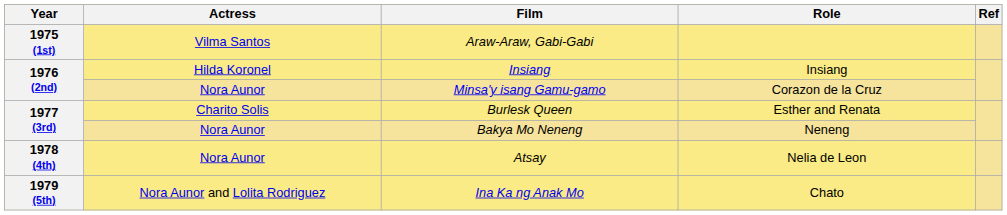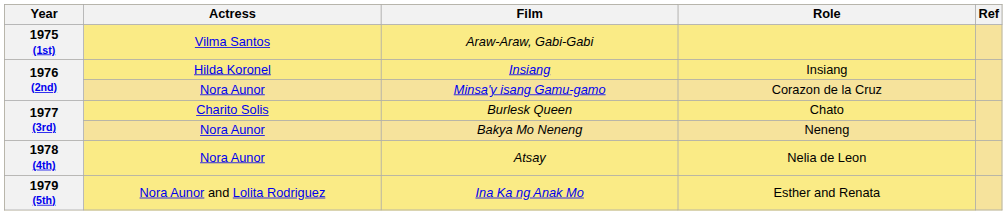(827, 110) Esther and Renata -> (827, 110) Chato
(827, 192) Chato -> (827, 192) Esther and Renata
